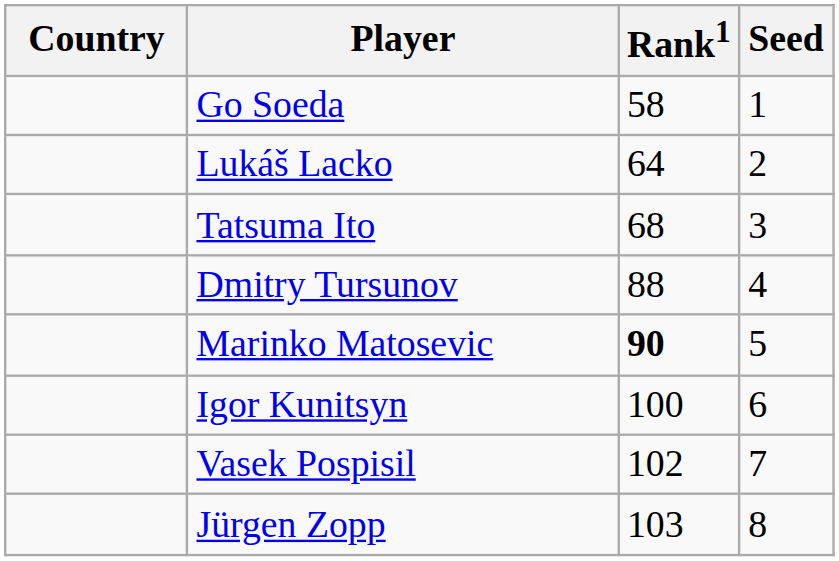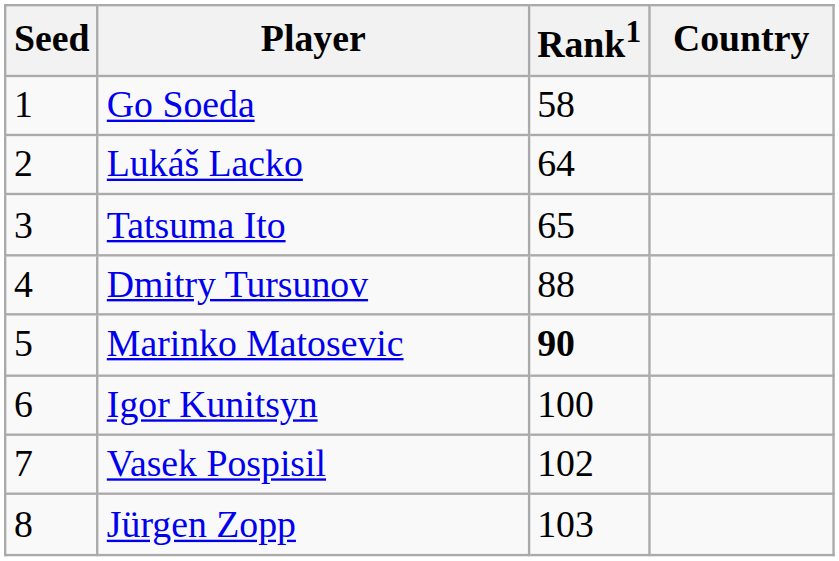columns swapped: (96, 39) <-> (786, 39)
(646, 224) 68 -> (556, 224) 65
